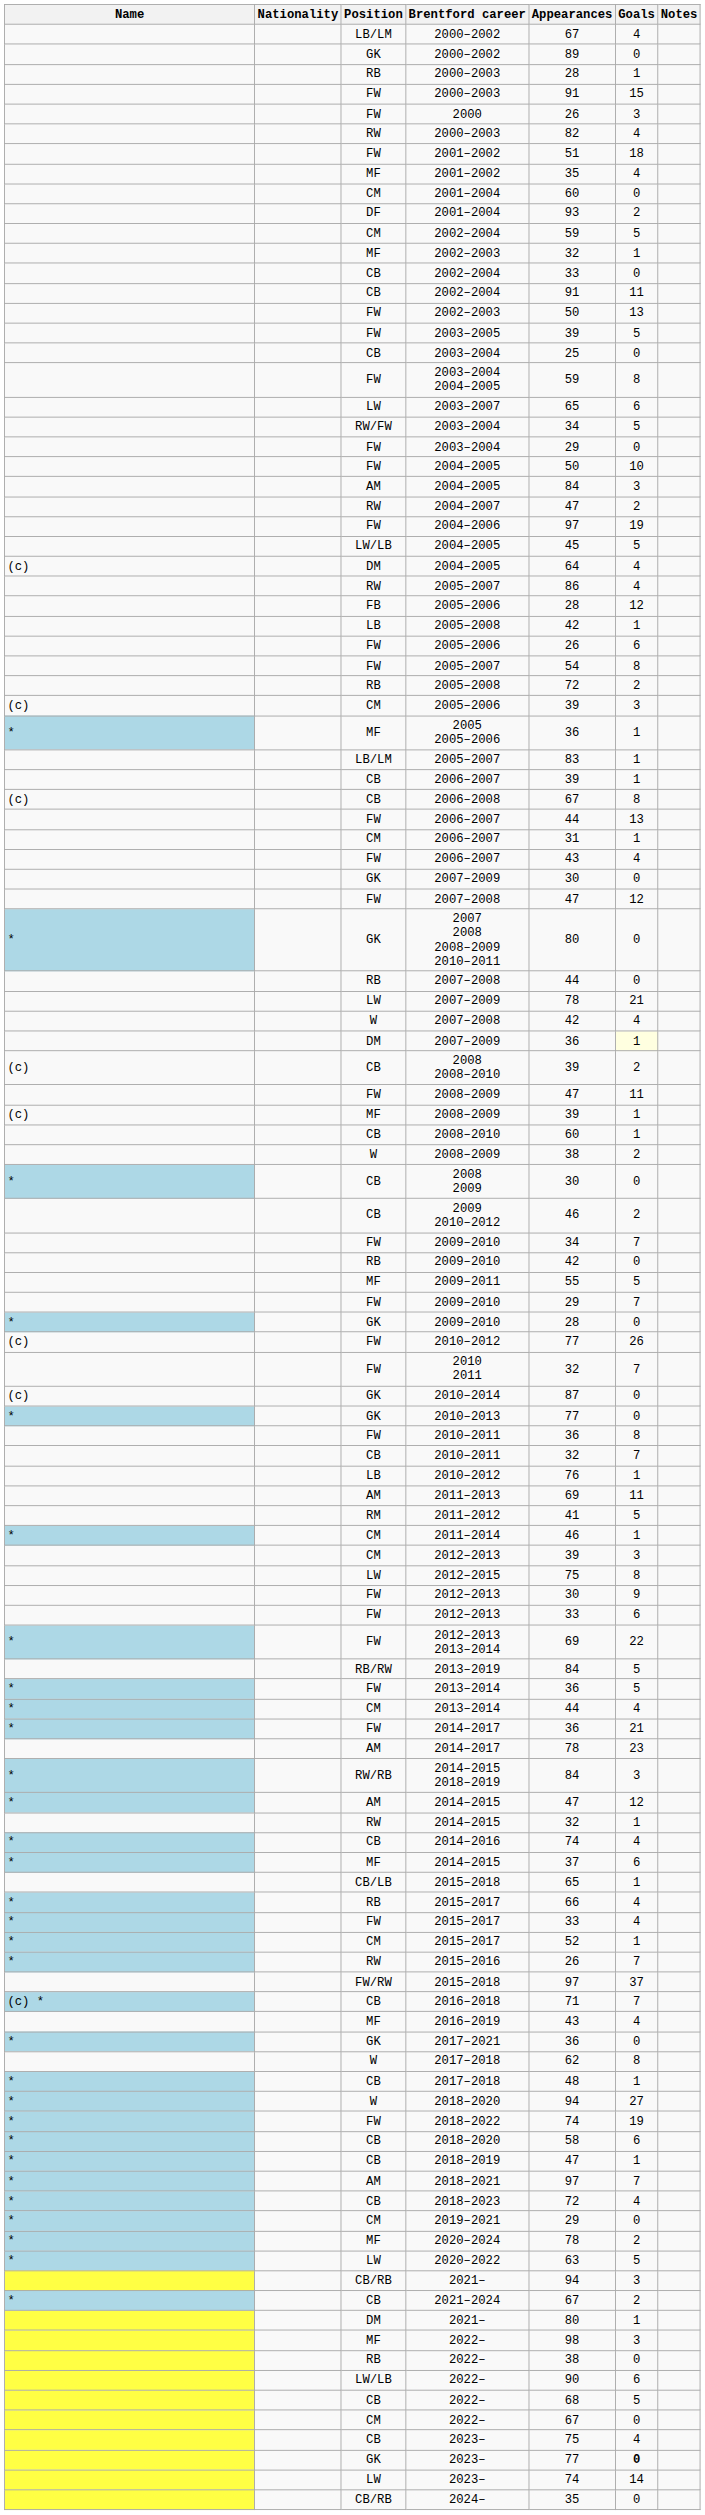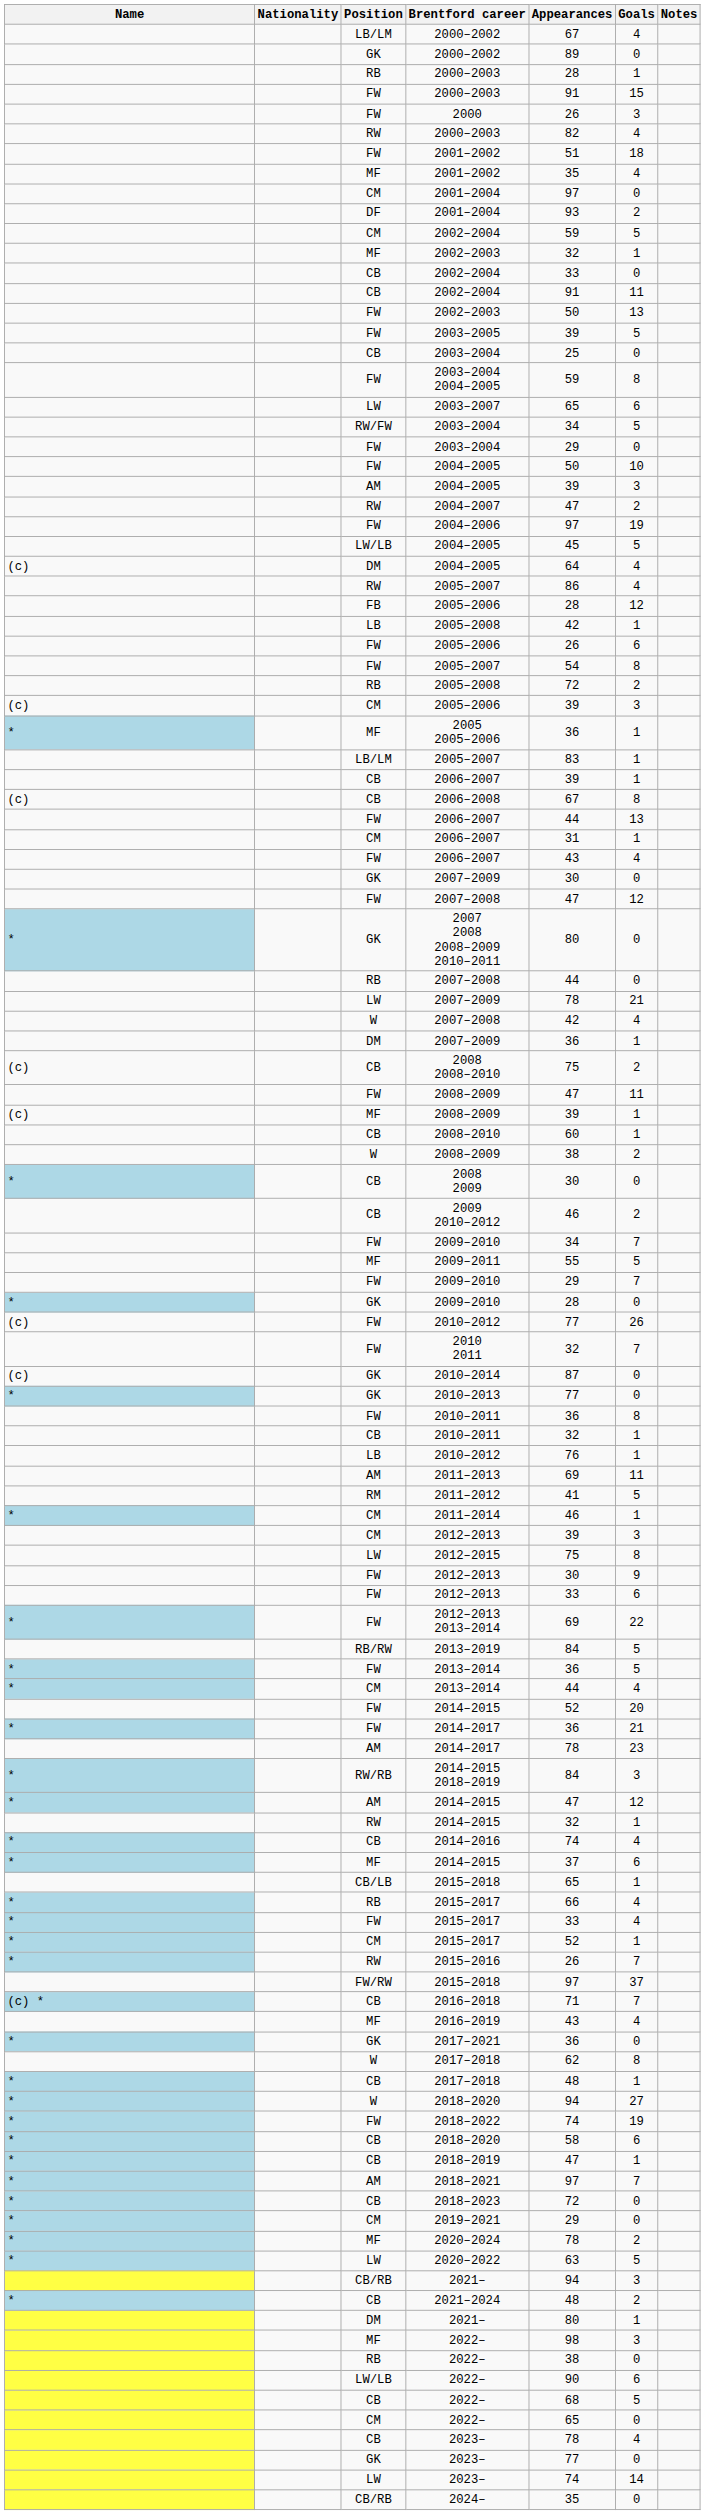(572, 194) 60 -> (572, 194) 97
(572, 487) 84 -> (572, 487) 39
(637, 1041) lightyellow background -> (637, 1041) no background
(572, 1068) 39 -> (572, 1068) 75
- row: (373, 1262)
(637, 1456) 7 -> (637, 1436) 1
+ row: (373, 1709)
(637, 2201) 4 -> (637, 2201) 0
(572, 2301) 67 -> (572, 2301) 48
(572, 2420) 67 -> (572, 2420) 65
(572, 2440) 75 -> (572, 2440) 78
(637, 2460) bold -> (637, 2460) normal
